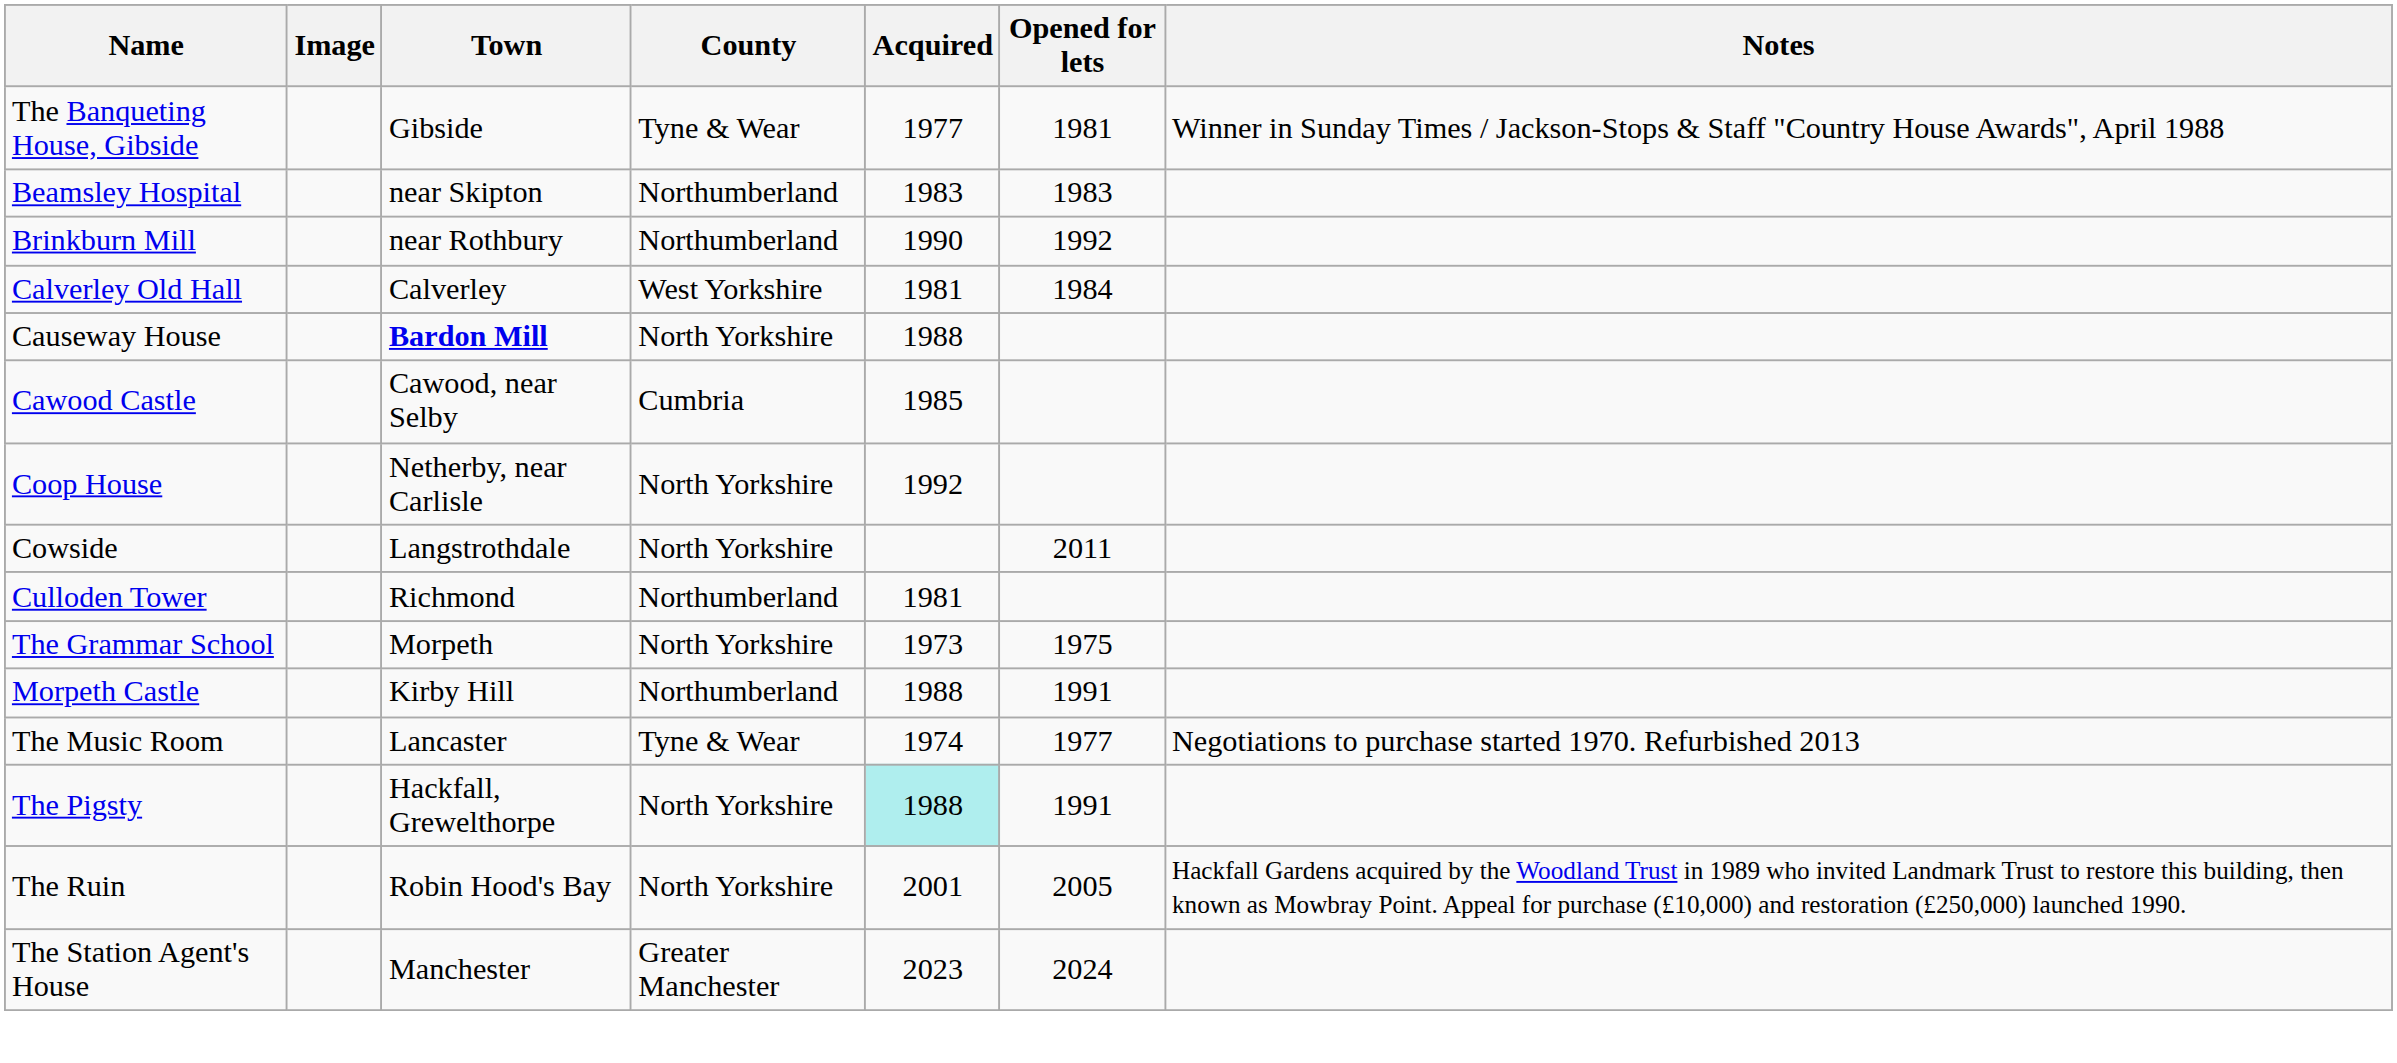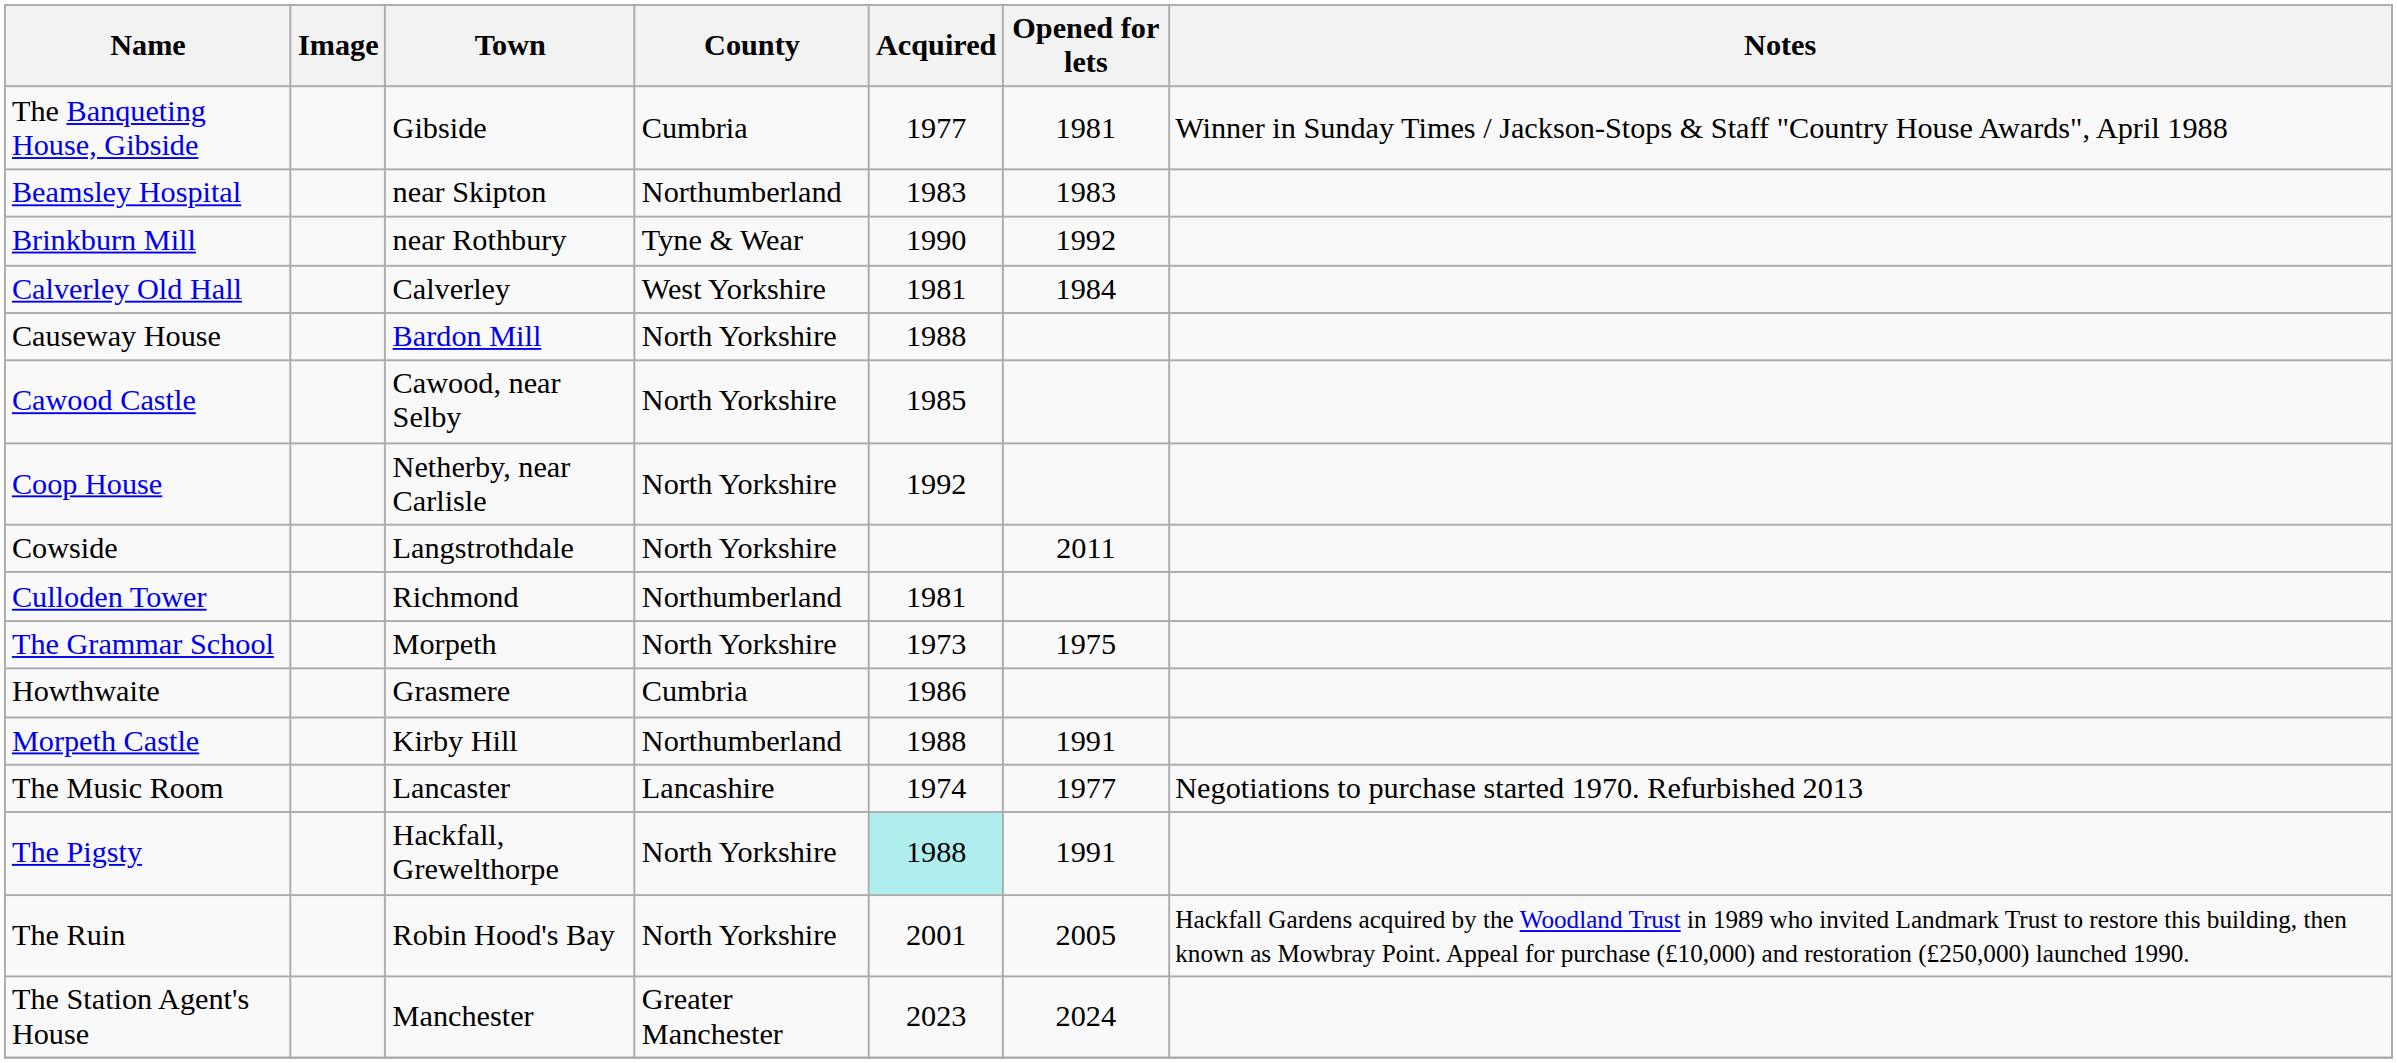(719, 127) Tyne & Wear -> (695, 127) Cumbria
(738, 240) Northumberland -> (722, 240) Tyne & Wear
(468, 336) bold -> (467, 336) normal
(691, 401) Cumbria -> (739, 401) North Yorkshire
+ row: (86, 692)
(719, 740) Tyne & Wear -> (708, 788) Lancashire
